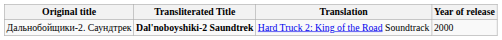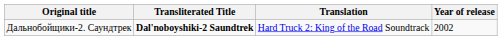(444, 27) 2000 -> (444, 27) 2002
